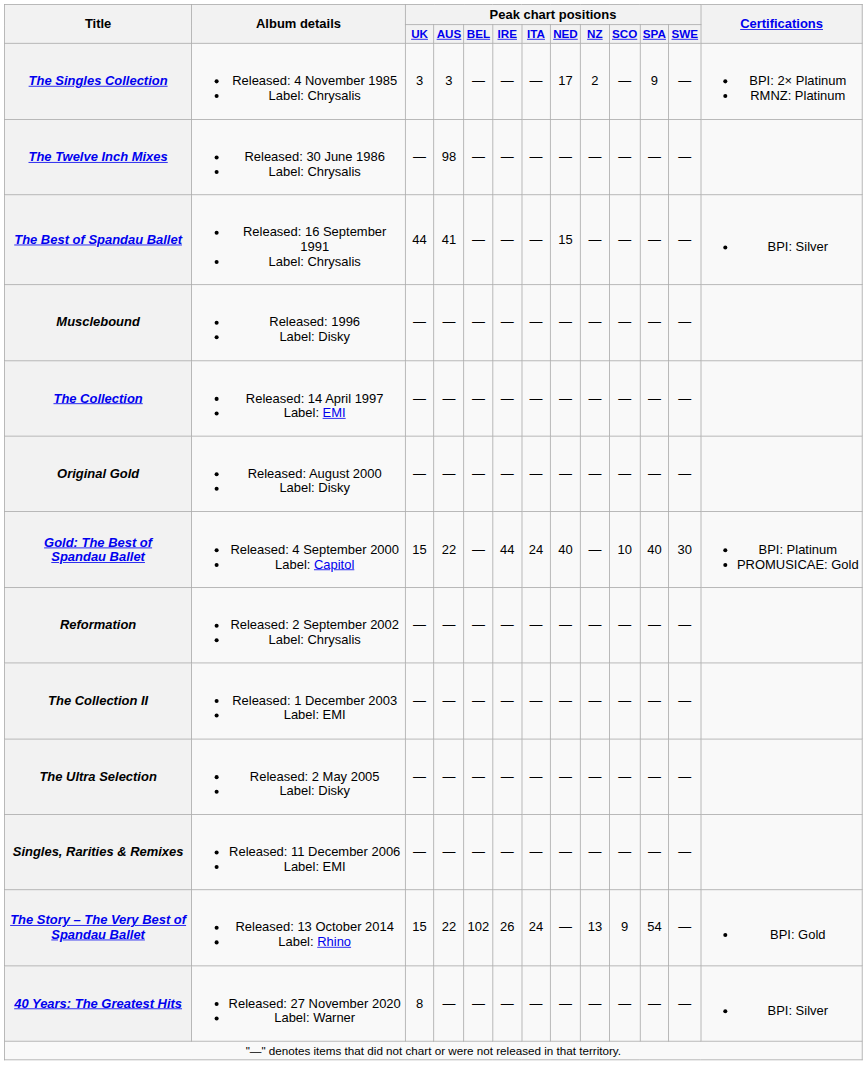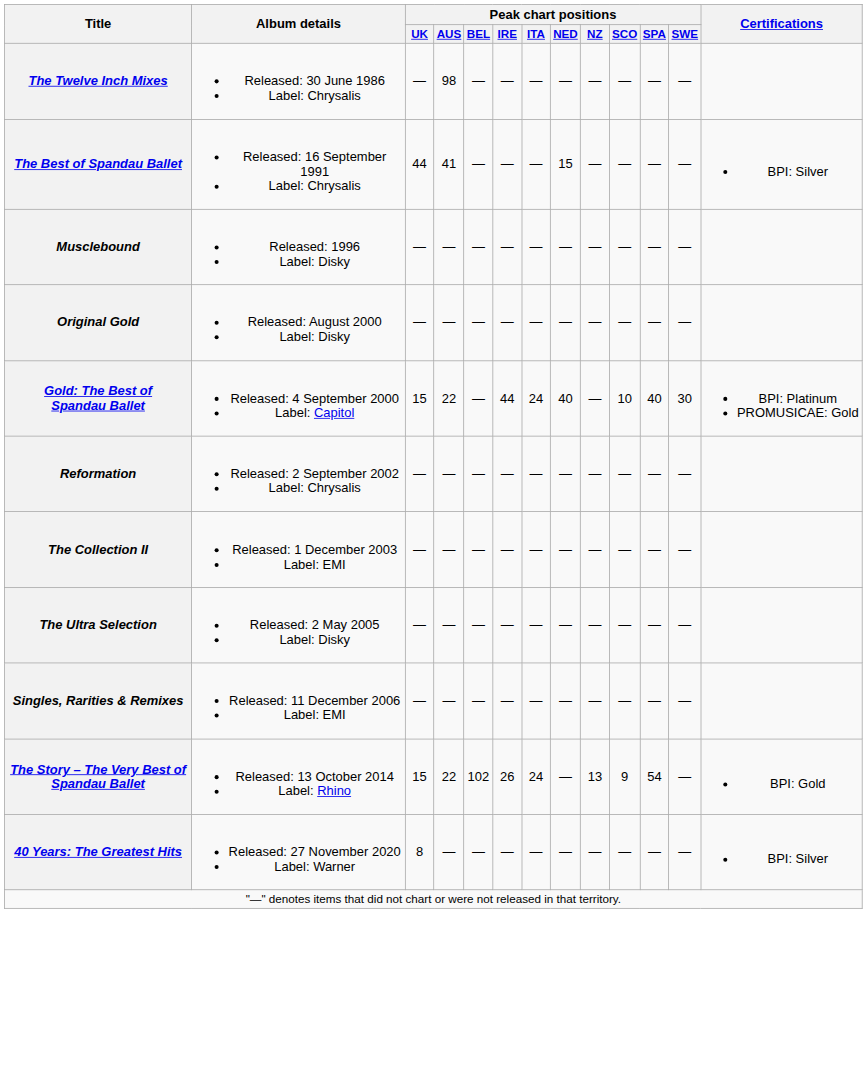- row: (98, 81)
- row: (98, 398)
